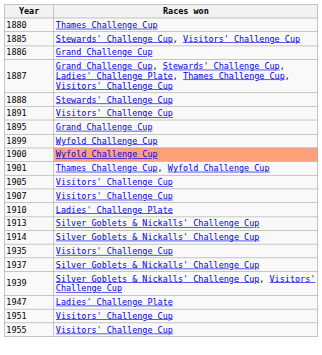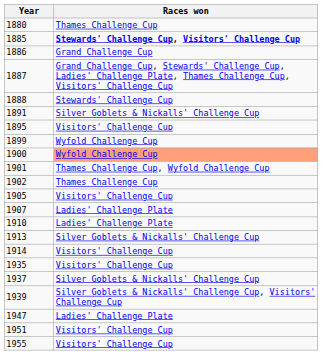(178, 39) normal -> (178, 39) bold
(114, 113) Visitors' Challenge Cup -> (158, 113) Silver Goblets & Nickalls' Challenge Cup
(104, 127) Grand Challenge Cup -> (114, 127) Visitors' Challenge Cup
+ row: (17, 182)
(114, 196) Visitors' Challenge Cup -> (114, 210) Ladies' Challenge Plate
(158, 237) Silver Goblets & Nickalls' Challenge Cup -> (114, 251) Visitors' Challenge Cup
